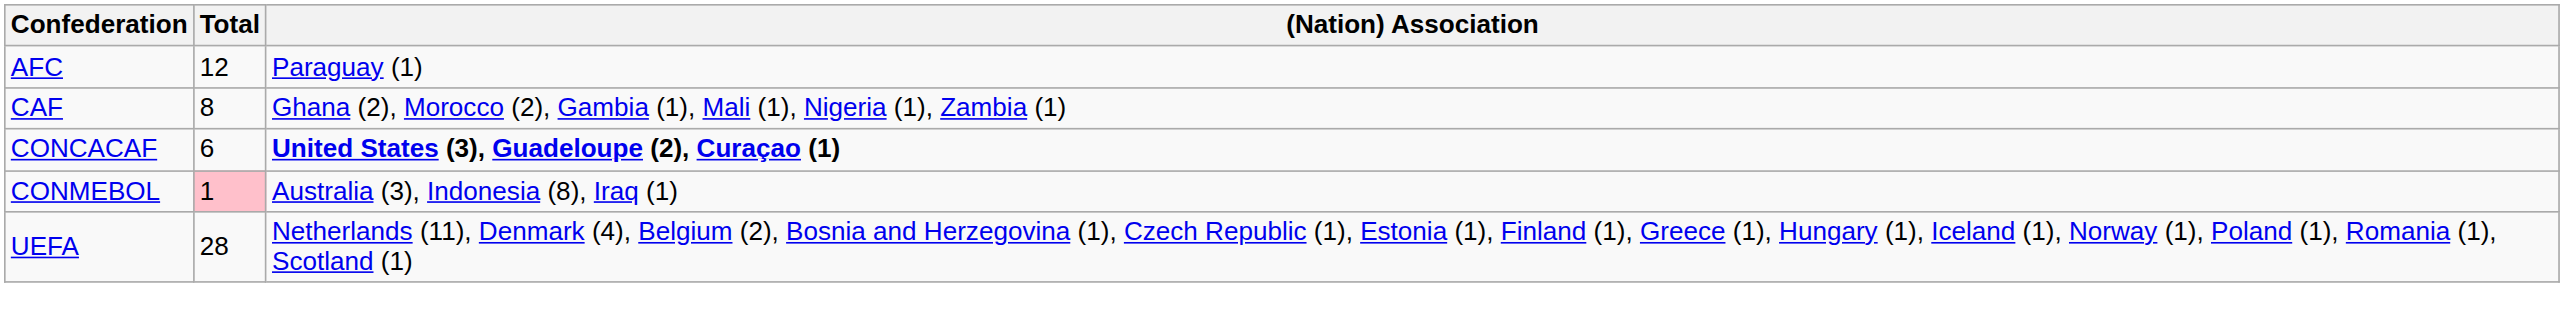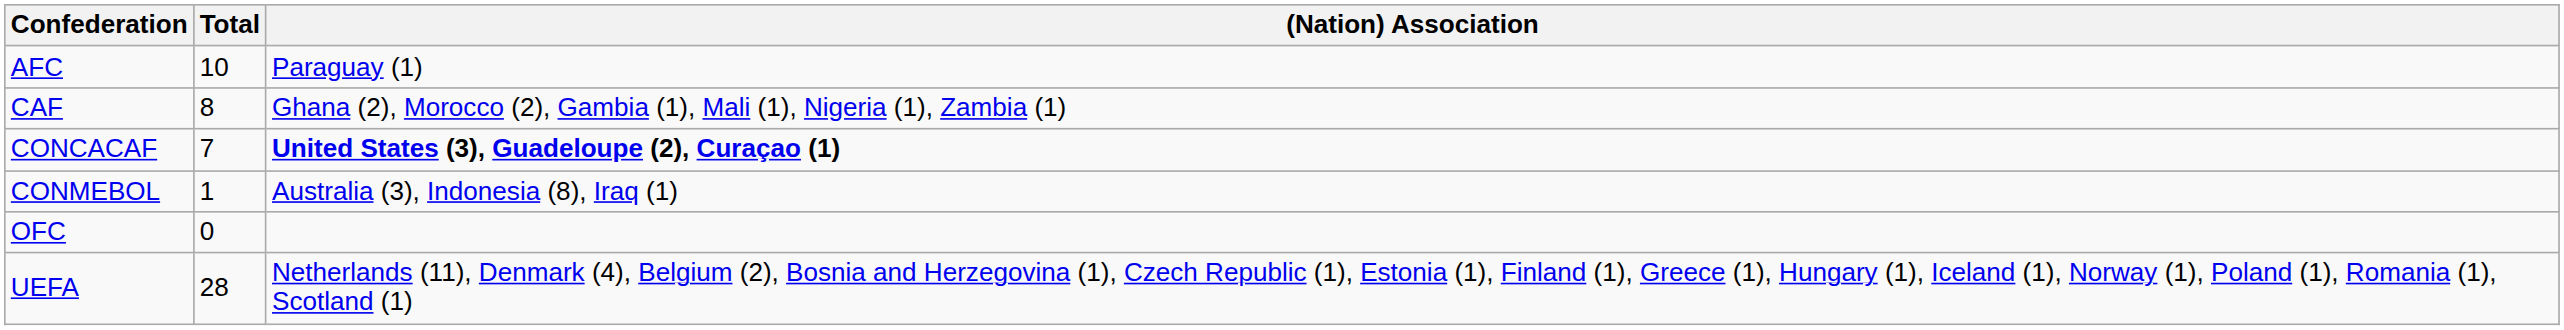(214, 66) 12 -> (214, 66) 10
(207, 149) 6 -> (207, 149) 7
(207, 190) pink background -> (207, 190) no background
+ row: (38, 231)
